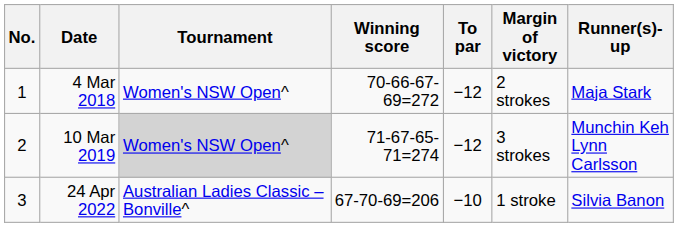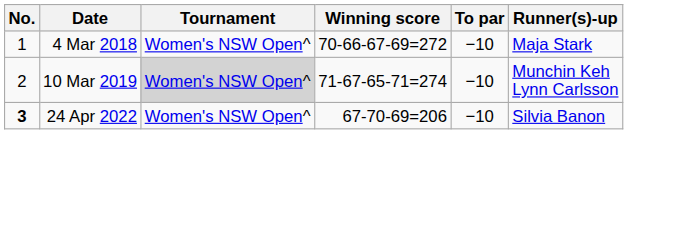- column: (530, 37)
(468, 91) −12 -> (480, 44) −10
(468, 146) −12 -> (480, 80) −10
(22, 200) normal -> (22, 116) bold
(223, 200) Australian Ladies Classic – Bonville^ -> (228, 116) Women's NSW Open^
